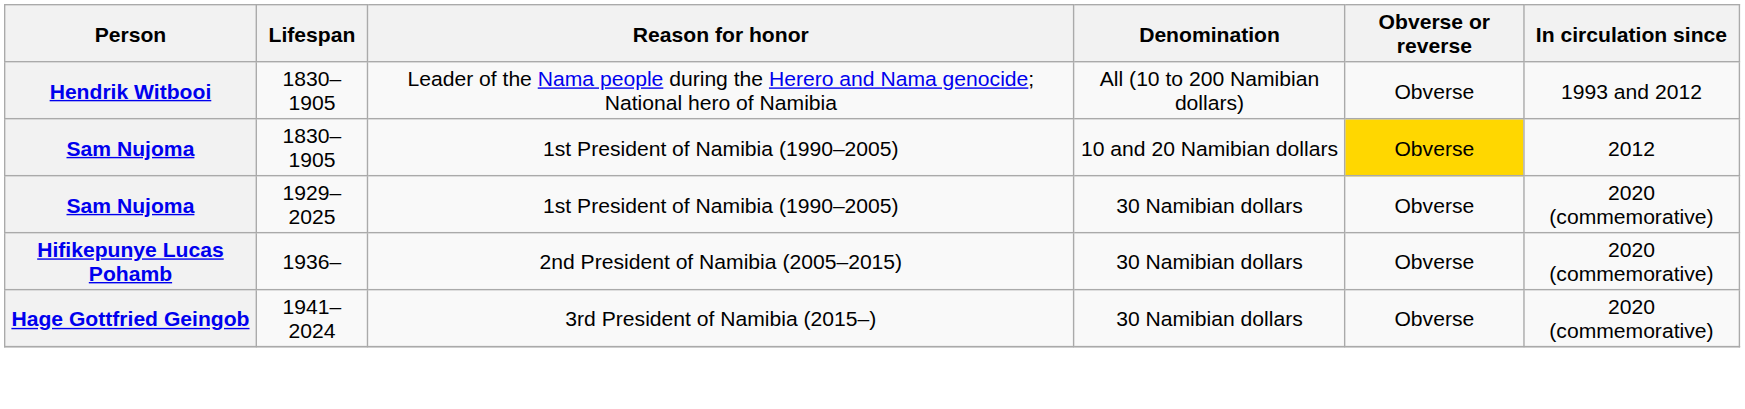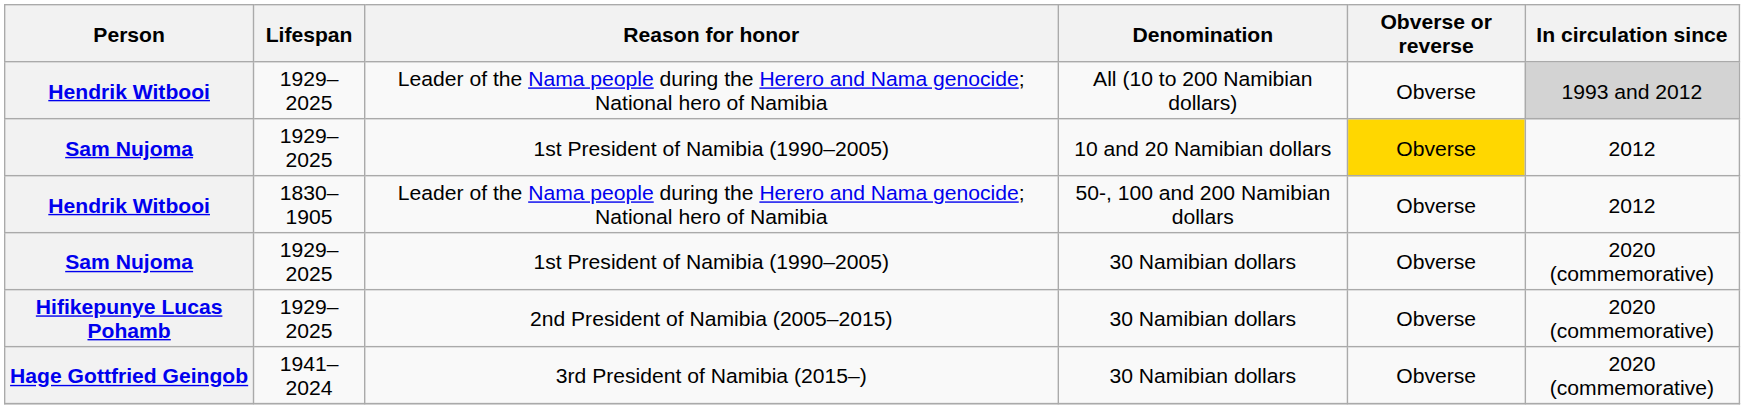(312, 90) 1830–1905 -> (309, 90) 1929–2025
(1631, 90) no background -> (1632, 90) lightgrey background
(312, 148) 1830–1905 -> (309, 148) 1929–2025
+ row: (129, 205)
(312, 262) 1936– -> (309, 319) 1929–2025
